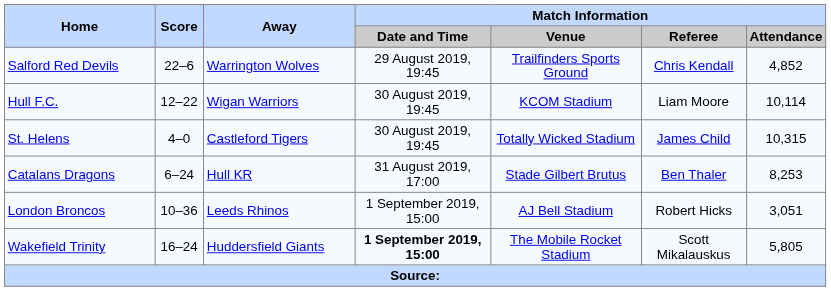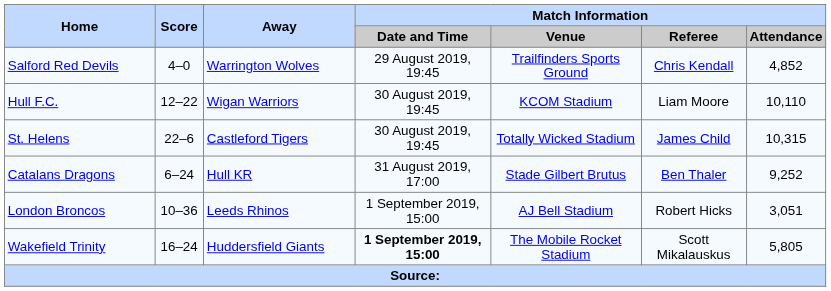(179, 65) 22–6 -> (179, 65) 4–0
(786, 102) 10,114 -> (786, 102) 10,110
(179, 138) 4–0 -> (179, 138) 22–6
(786, 174) 8,253 -> (786, 174) 9,252
